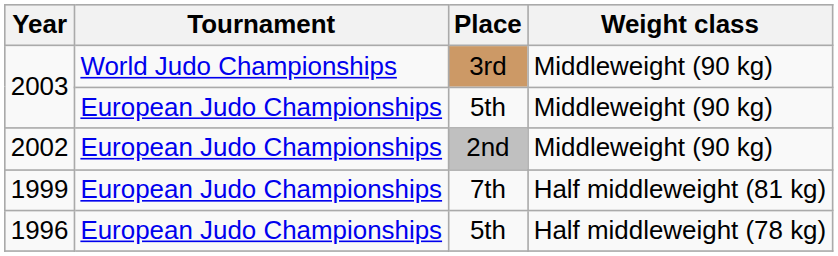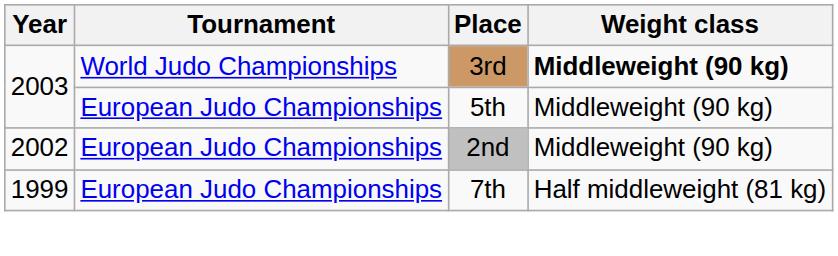(653, 66) normal -> (661, 66) bold
- row: (40, 230)
